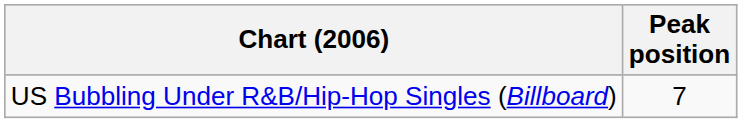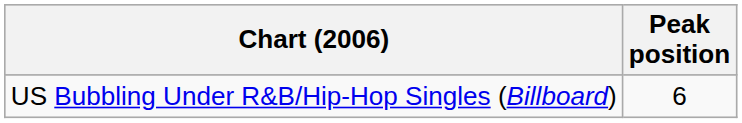(680, 95) 7 -> (680, 95) 6
